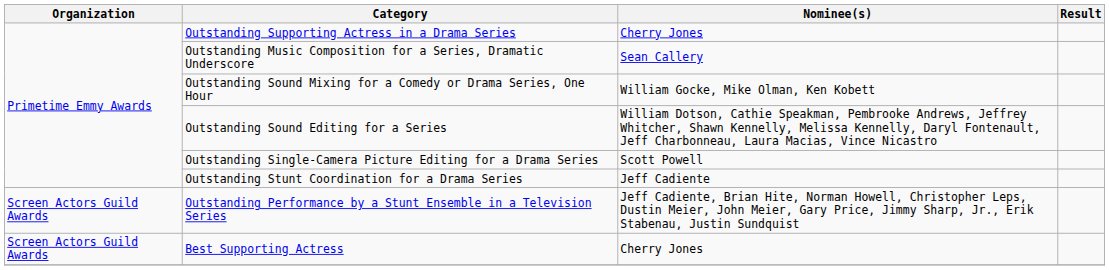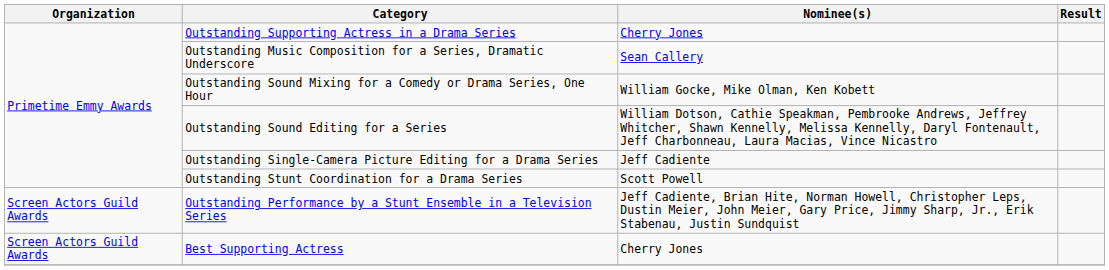(662, 160) Scott Powell -> (665, 160) Jeff Cadiente
(665, 178) Jeff Cadiente -> (662, 178) Scott Powell
